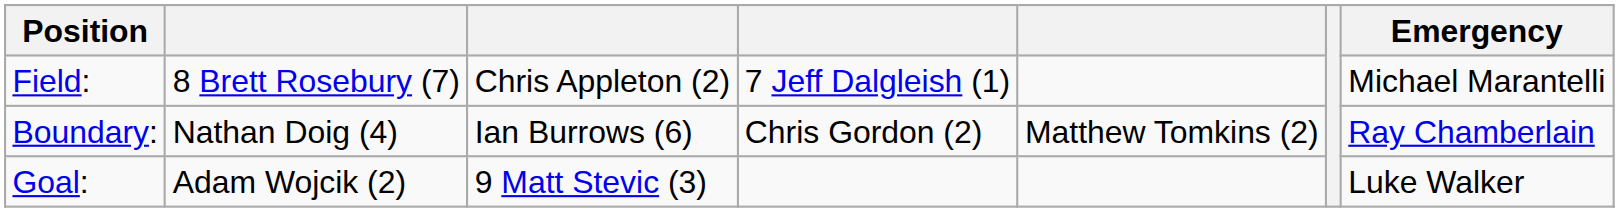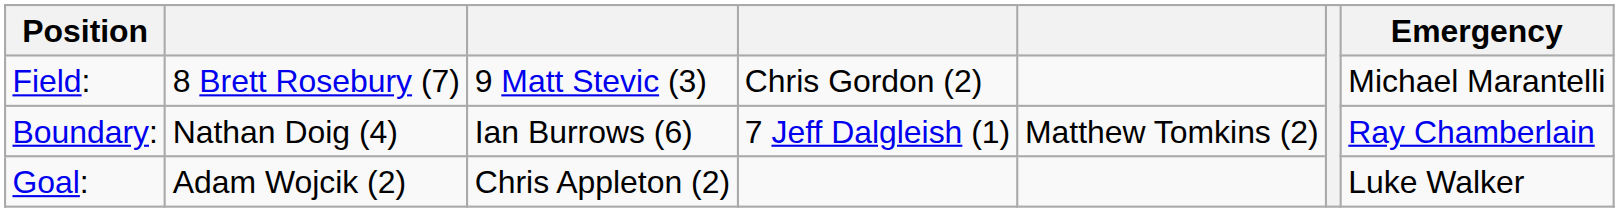(602, 81) Chris Appleton (2) -> (591, 81) 9 Matt Stevic (3)
(878, 81) 7 Jeff Dalgleish (1) -> (864, 81) Chris Gordon (2)
(864, 132) Chris Gordon (2) -> (878, 132) 7 Jeff Dalgleish (1)
(591, 182) 9 Matt Stevic (3) -> (602, 182) Chris Appleton (2)
